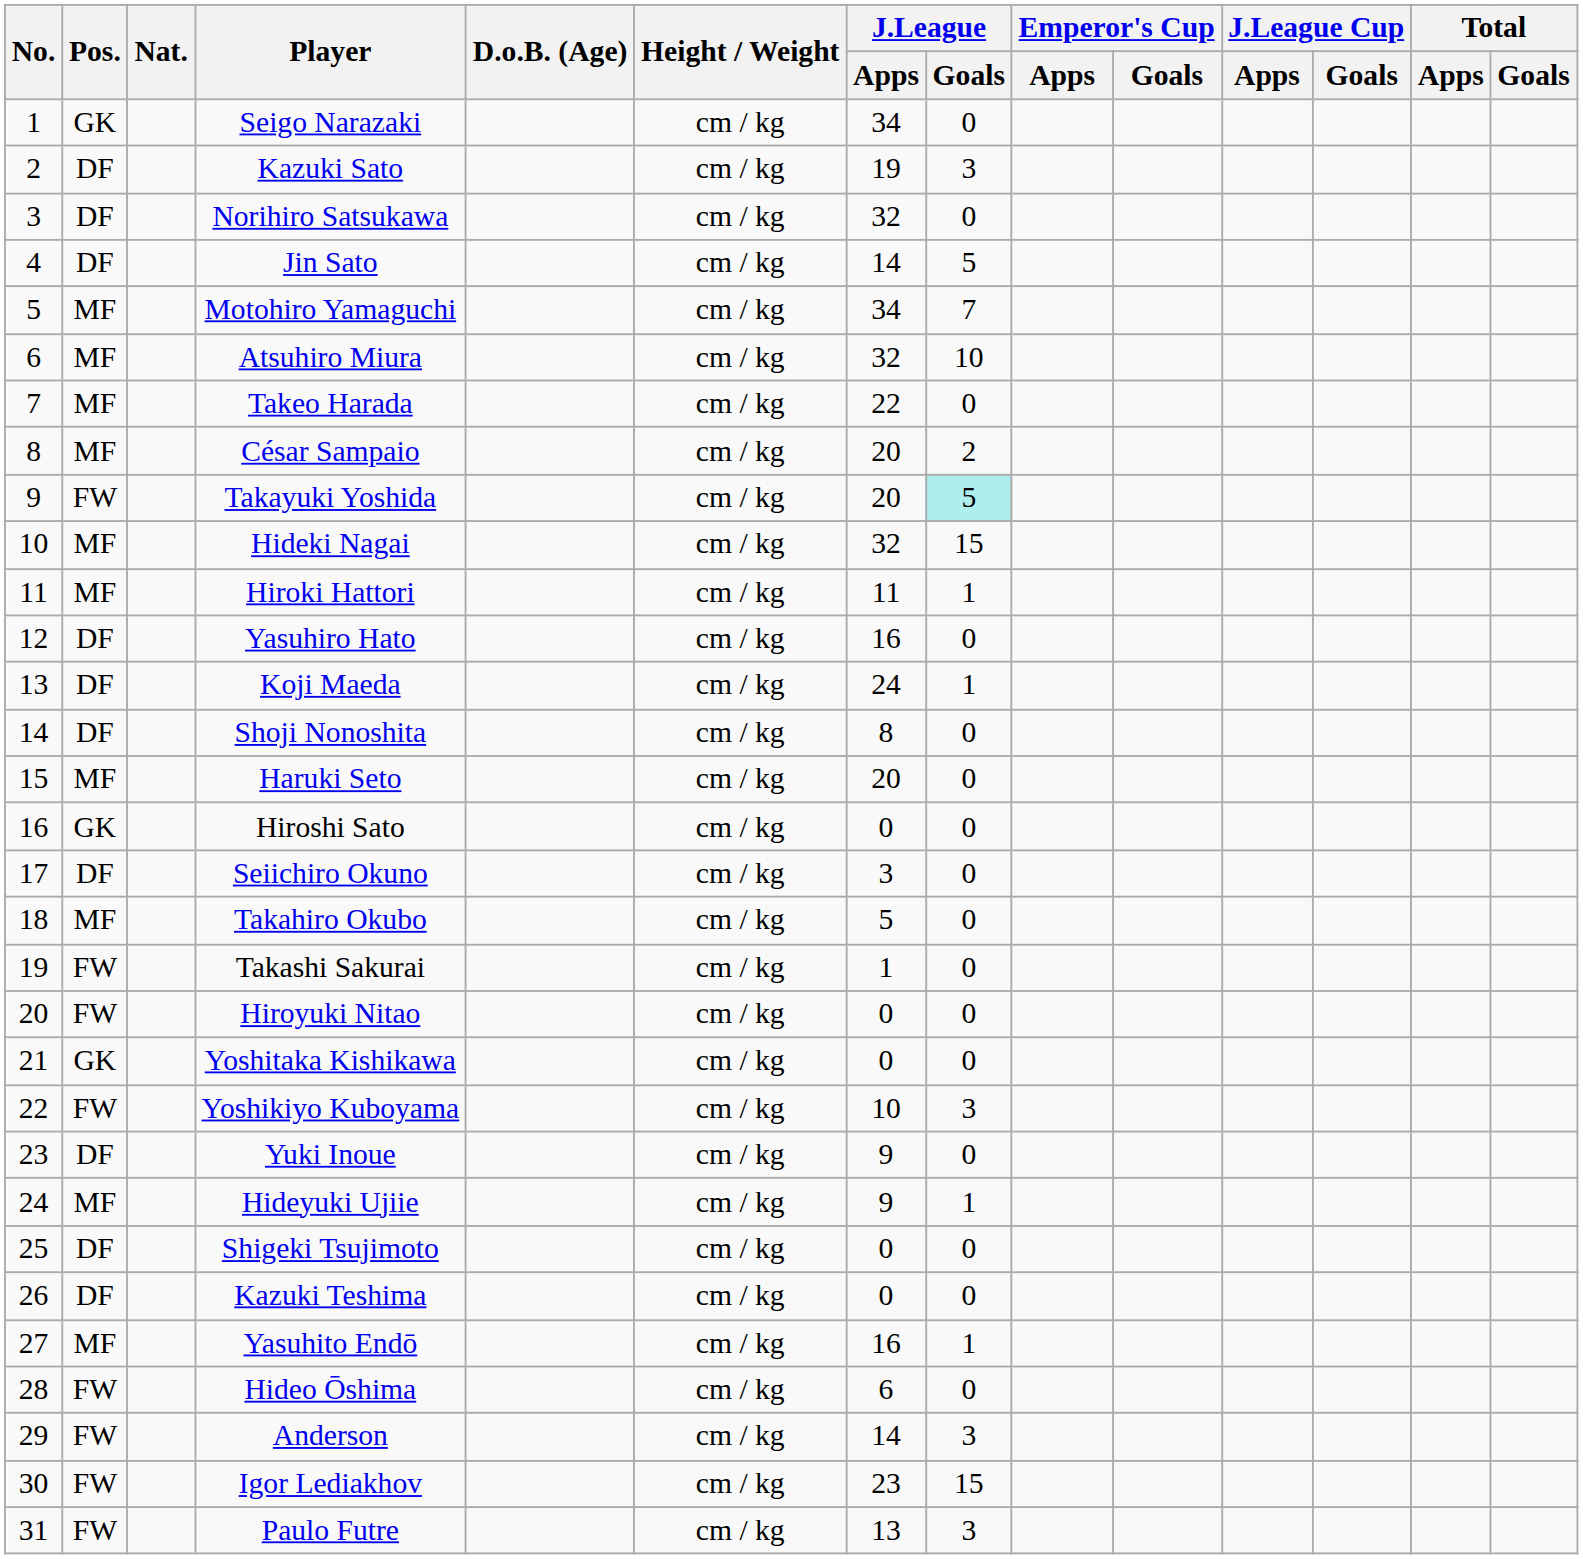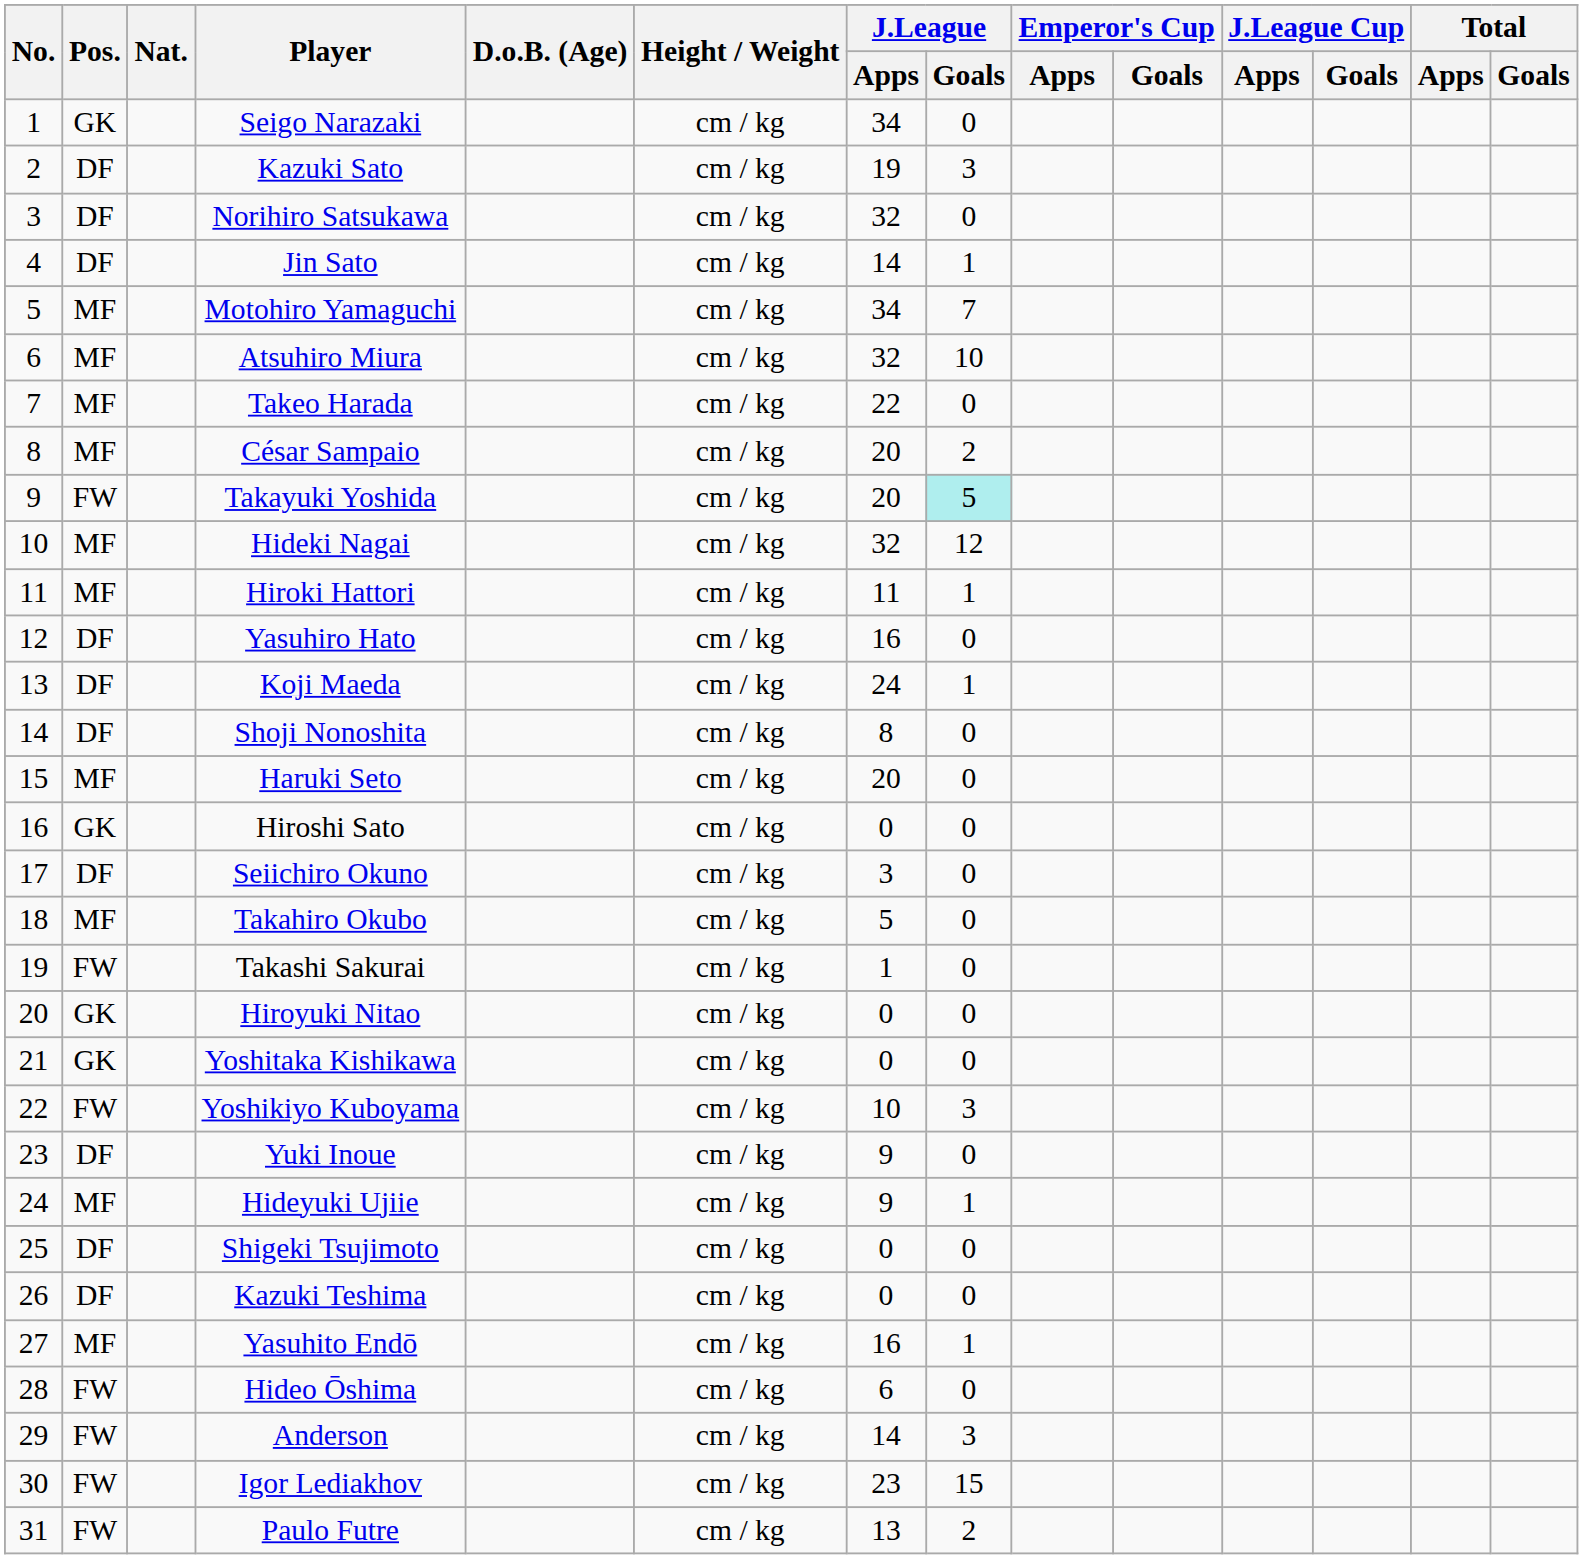(969, 262) 5 -> (969, 262) 1
(969, 544) 15 -> (969, 544) 12
(95, 1013) FW -> (95, 1013) GK
(969, 1530) 3 -> (969, 1530) 2
